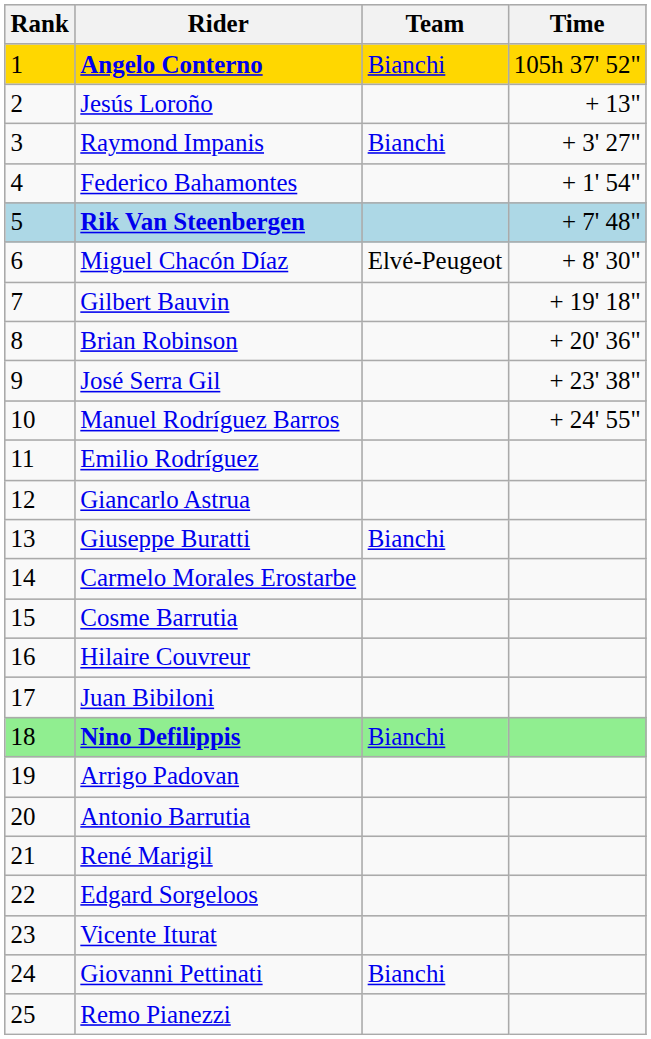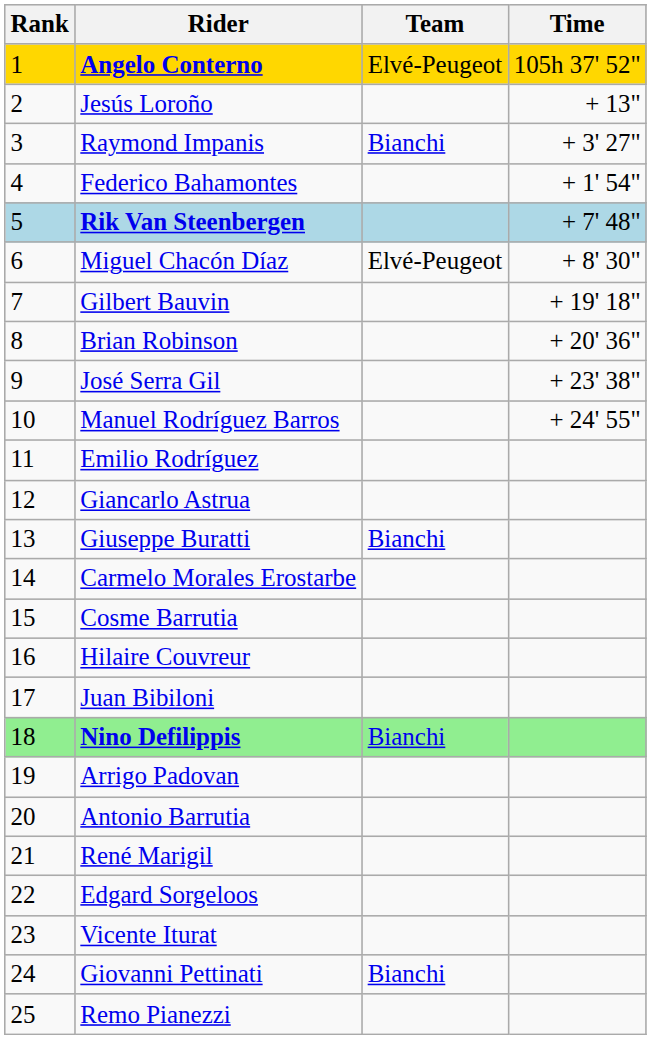(406, 63) Bianchi -> (435, 63) Elvé-Peugeot
